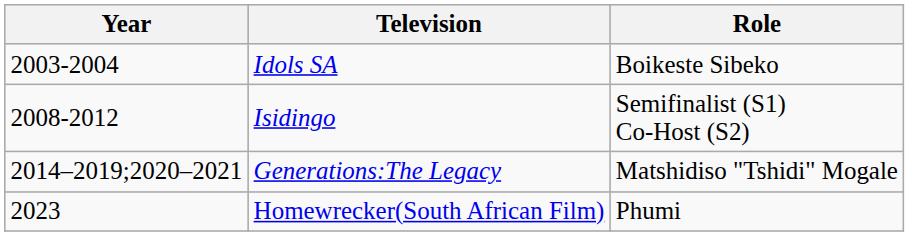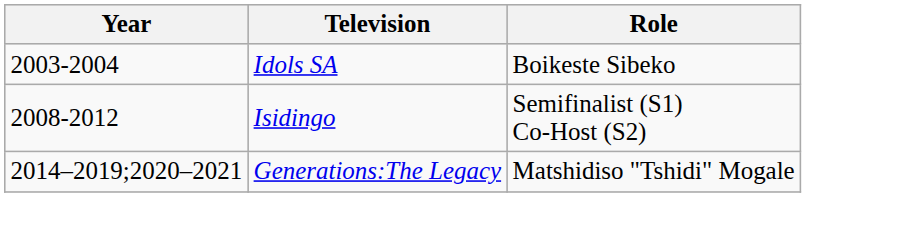- row: (429, 210)
